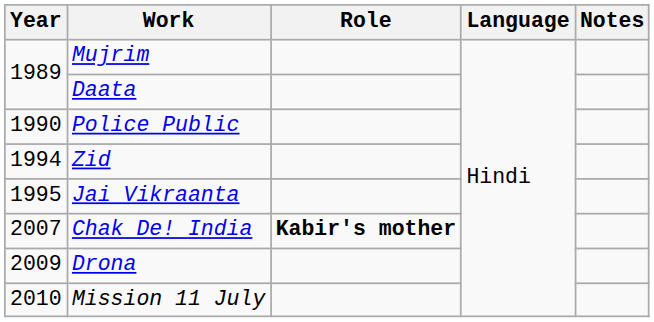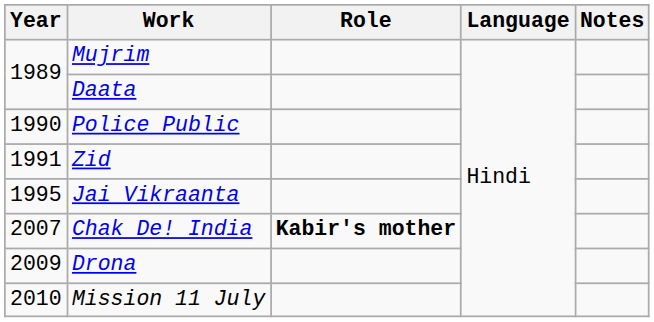(36, 161) 1994 -> (36, 161) 1991
